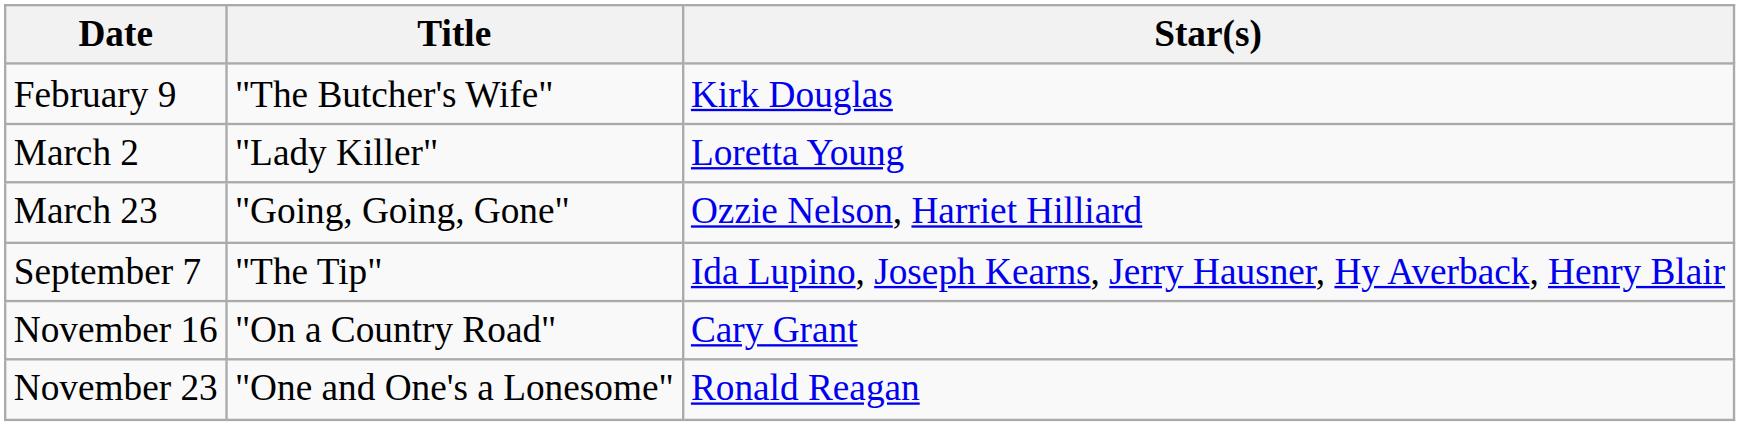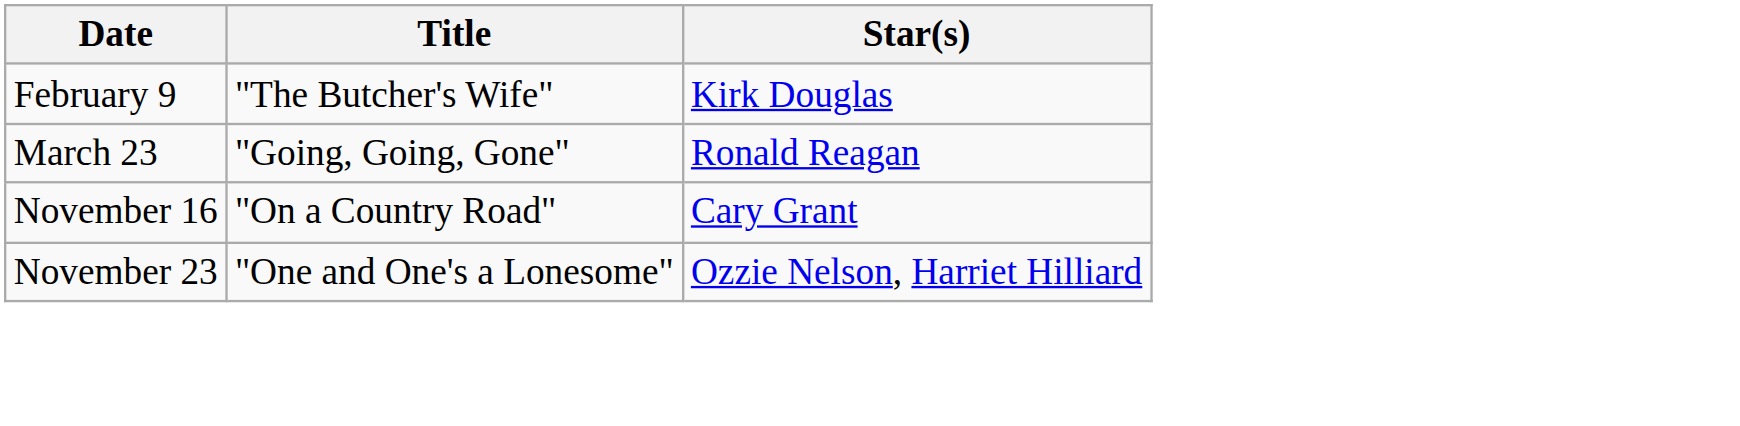- row: (76, 152)
(917, 211) Ozzie Nelson, Harriet Hilliard -> (805, 152) Ronald Reagan
- row: (107, 270)
(805, 388) Ronald Reagan -> (917, 270) Ozzie Nelson, Harriet Hilliard
